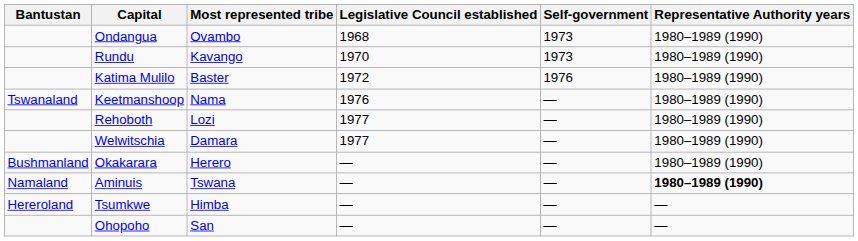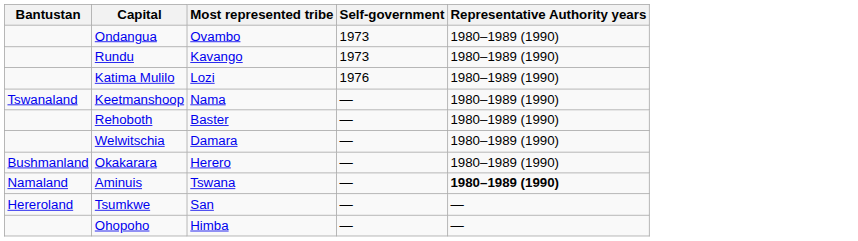- column: (438, 15)
(209, 78) Baster -> (202, 78) Lozi
(202, 120) Lozi -> (209, 120) Baster
(209, 204) Himba -> (202, 204) San
(202, 225) San -> (209, 225) Himba
